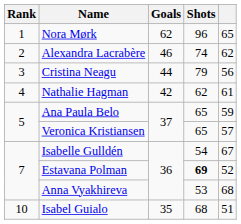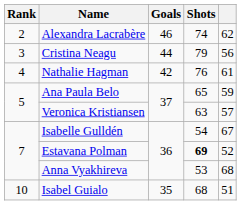- row: (69, 33)
(201, 92) 62 -> (201, 72) 76
(201, 131) 65 -> (201, 111) 63
